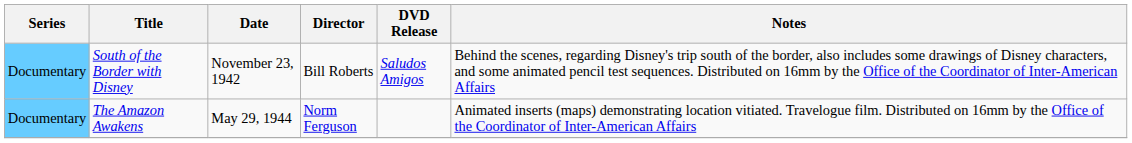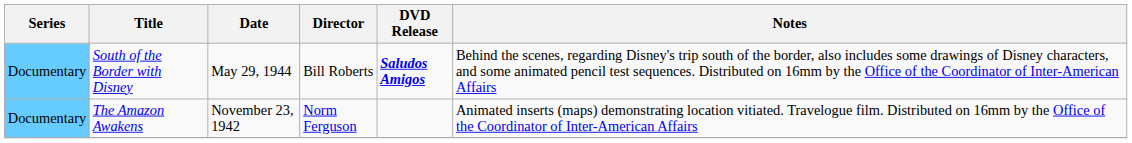(253, 71) November 23, 1942 -> (251, 71) May 29, 1944
(403, 71) normal -> (404, 71) bold
(252, 118) May 29, 1944 -> (252, 118) November 23, 1942
